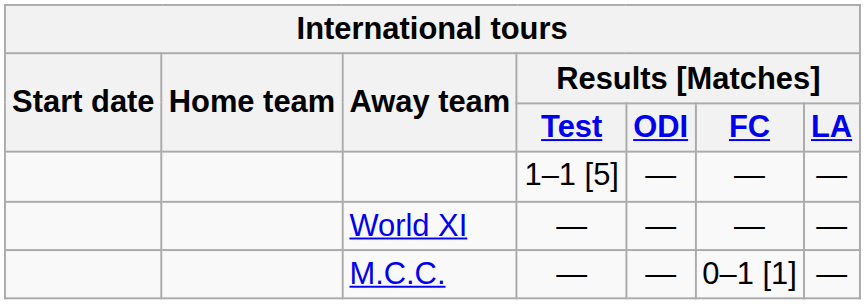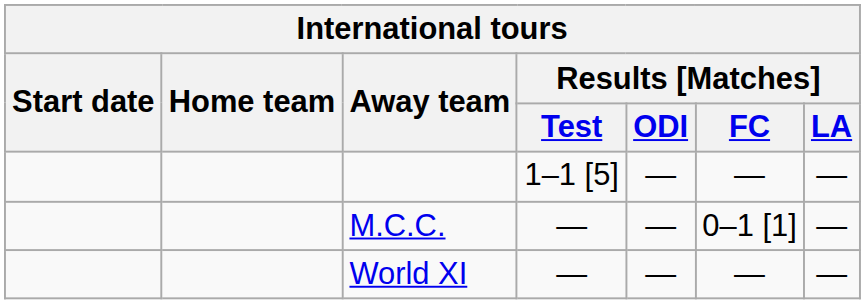rows swapped: (397, 273) <-> (408, 224)
